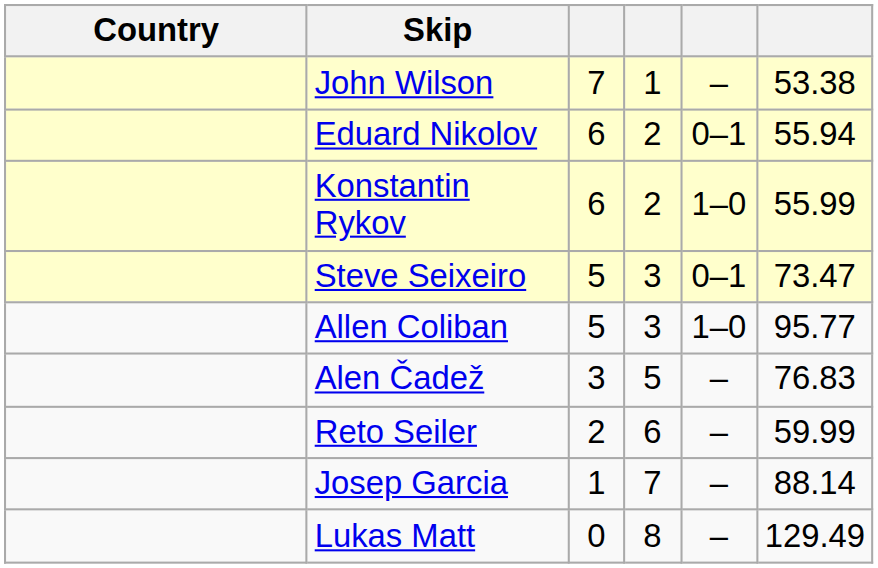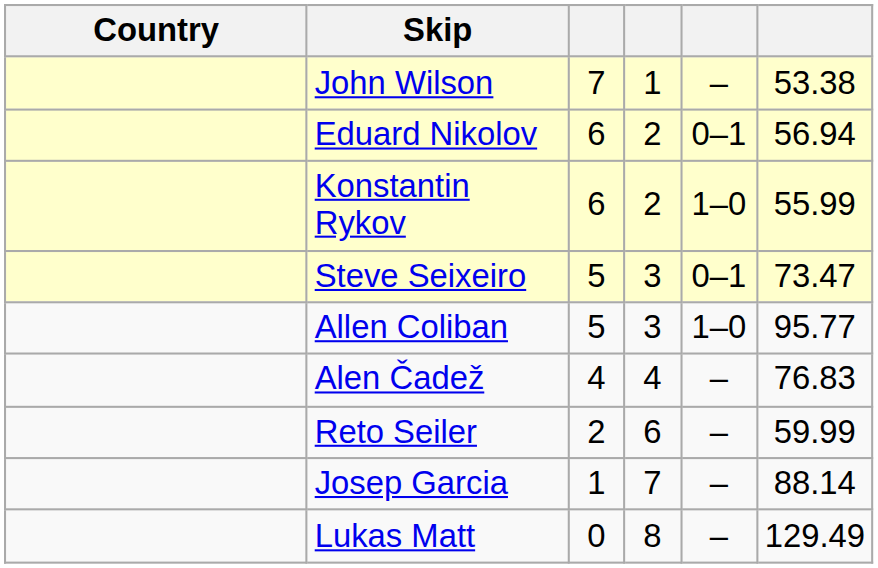(815, 134) 55.94 -> (815, 134) 56.94
(596, 379) 3 -> (596, 379) 4
(652, 379) 5 -> (652, 379) 4
